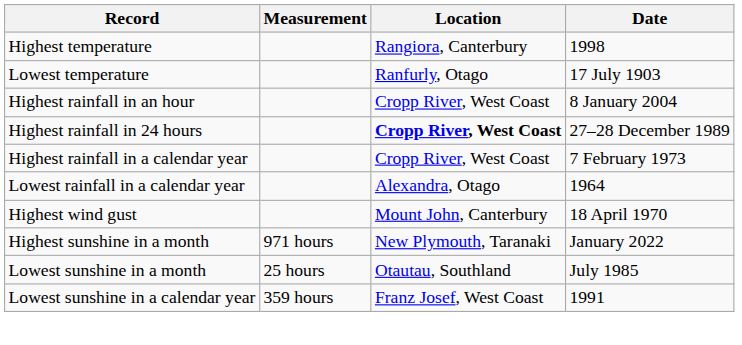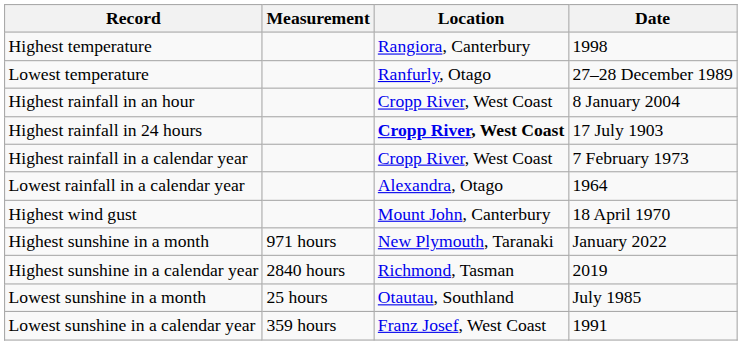(615, 74) 17 July 1903 -> (653, 74) 27–28 December 1989
(650, 130) 27–28 December 1989 -> (618, 130) 17 July 1903
+ row: (133, 269)
